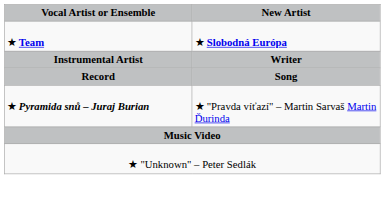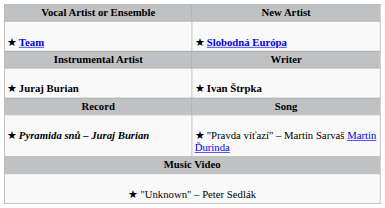+ row: (43, 89)
